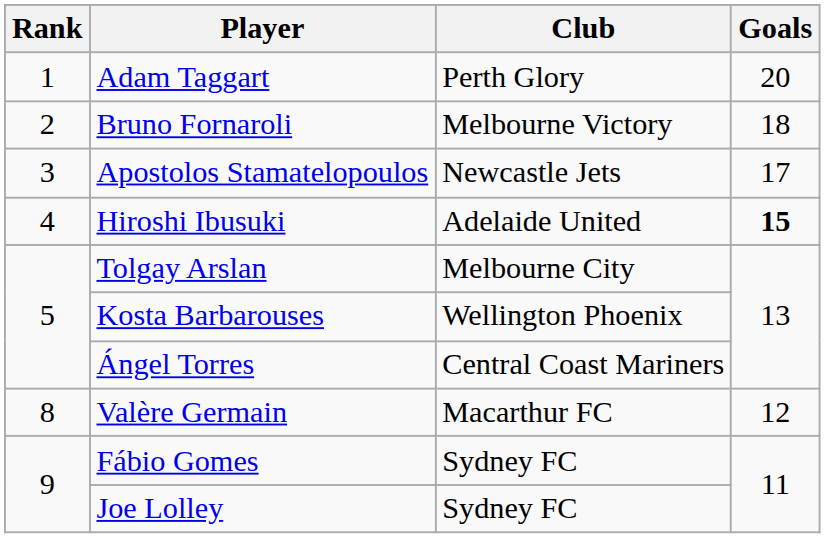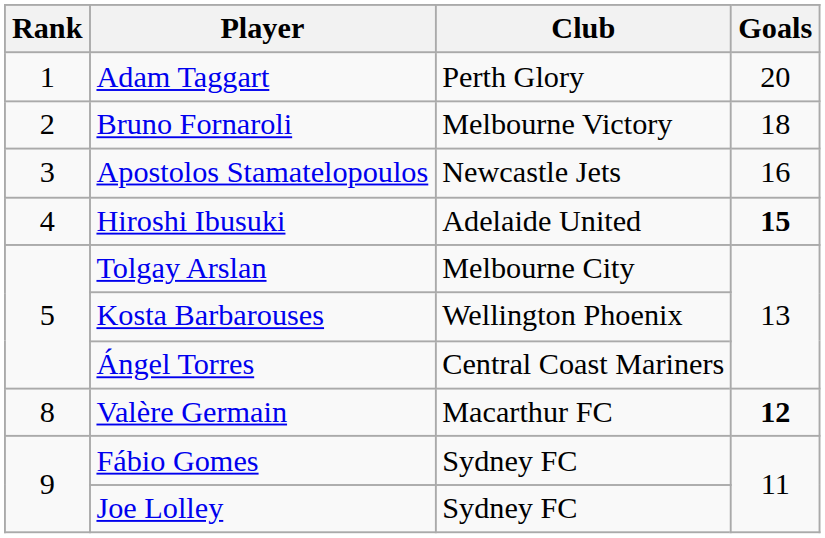(775, 172) 17 -> (775, 172) 16
(775, 412) normal -> (775, 412) bold
